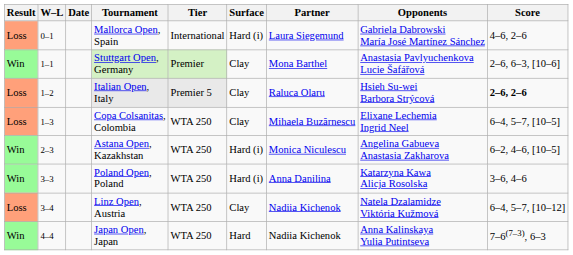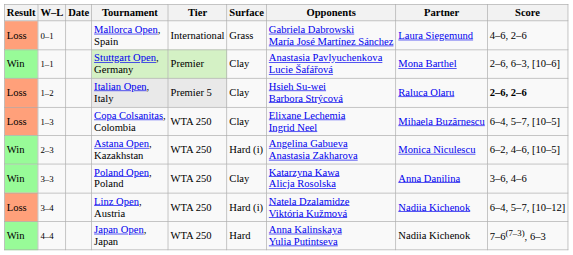columns swapped: (312, 12) <-> (423, 12)
(246, 35) Hard (i) -> (241, 35) Grass
(246, 178) Hard (i) -> (239, 178) Clay
(239, 207) Clay -> (246, 207) Hard (i)
